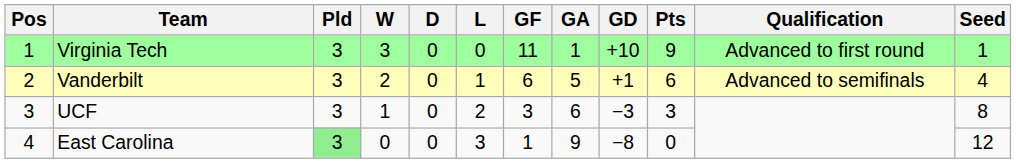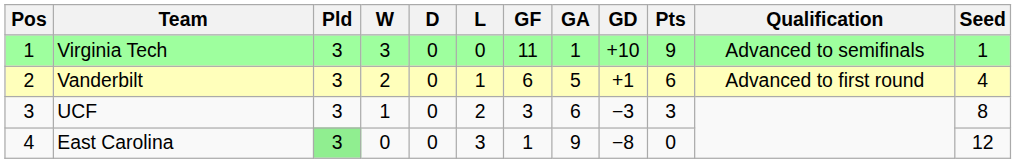(825, 50) Advanced to first round -> (825, 50) Advanced to semifinals
(825, 81) Advanced to semifinals -> (825, 81) Advanced to first round
